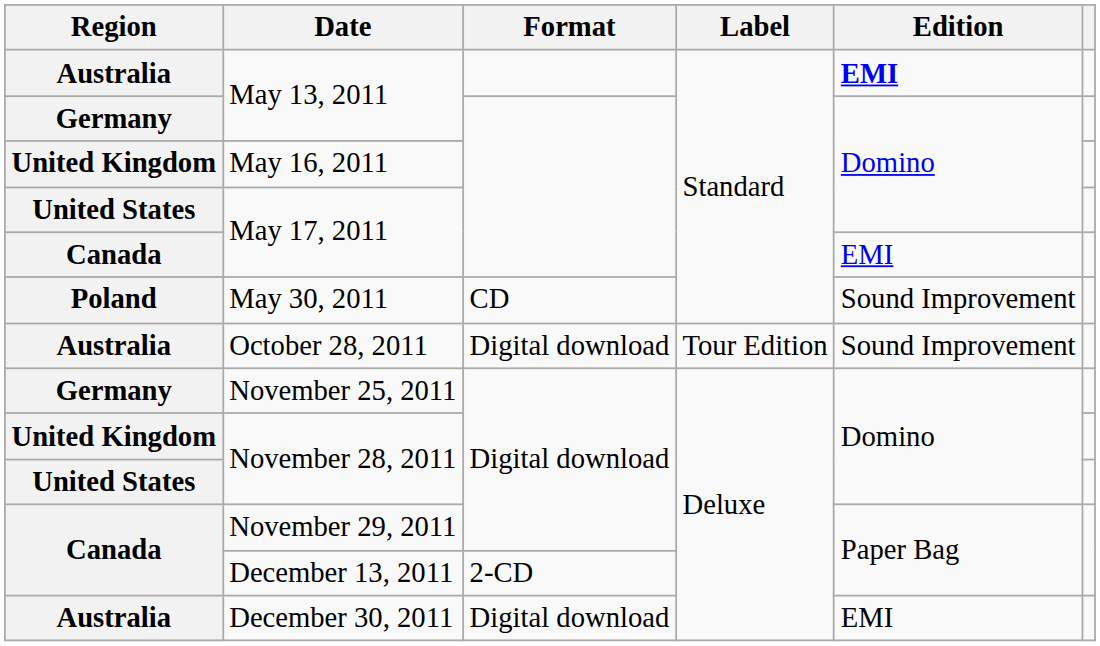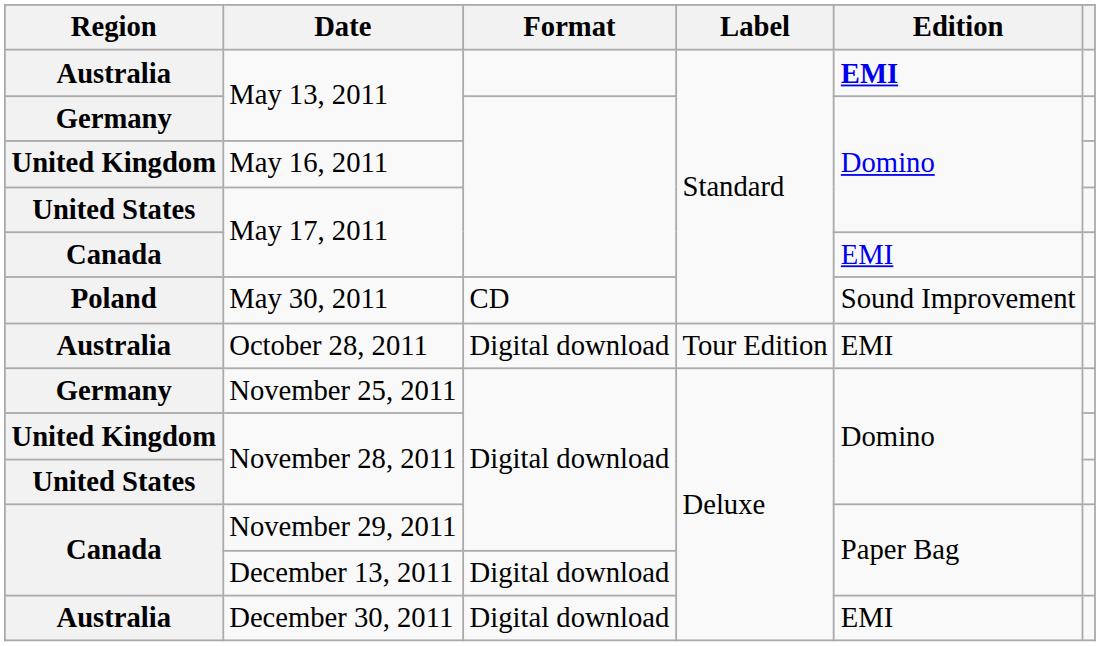(958, 345) Sound Improvement -> (867, 345) EMI
(501, 572) 2-CD -> (569, 572) Digital download
